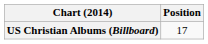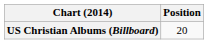(182, 30) 17 -> (182, 30) 20
